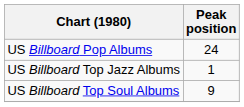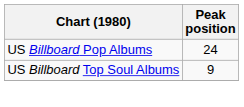- row: (94, 70)
